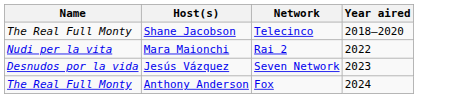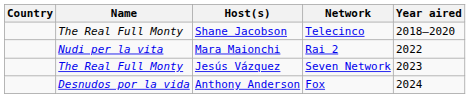+ column: (30, 13)
(73, 67) Desnudos por la vida -> (121, 67) The Real Full Monty
(69, 85) The Real Full Monty -> (124, 85) Desnudos por la vida
